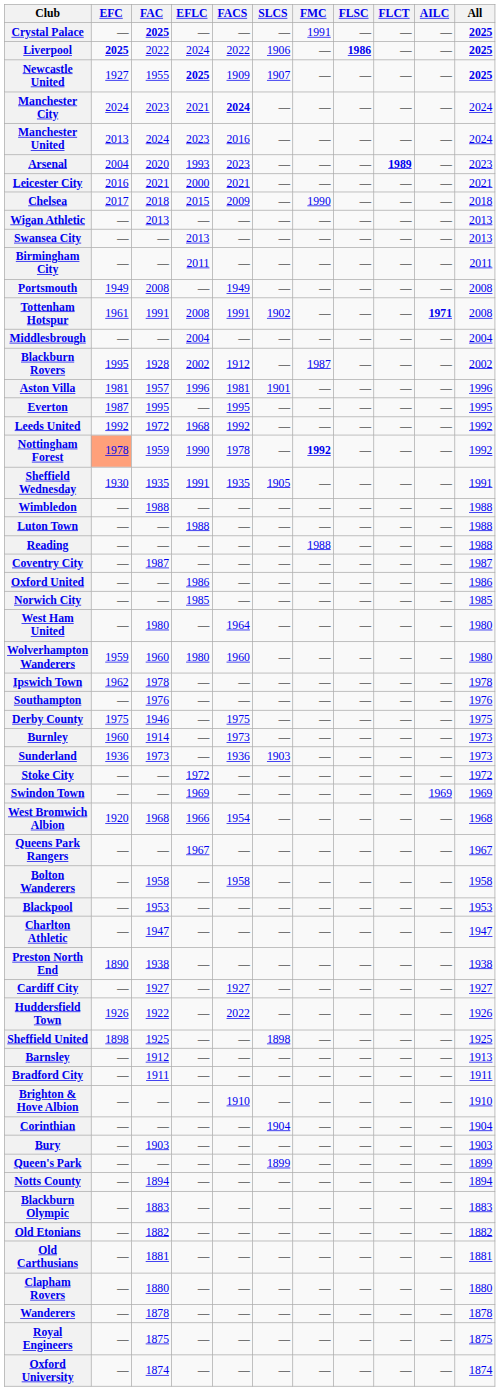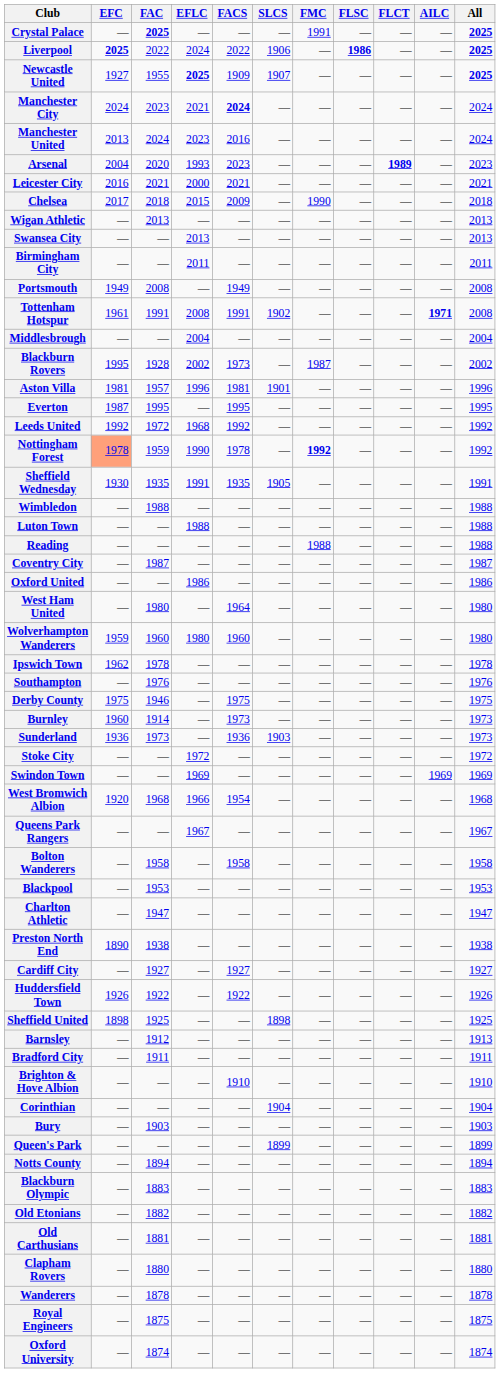(238, 363) 1912 -> (238, 363) 1973
- row: (48, 600)
(238, 1013) 2022 -> (238, 995) 1922
